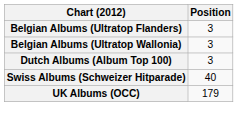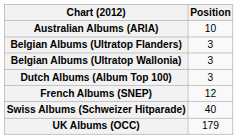+ row: (96, 28)
+ row: (96, 93)
